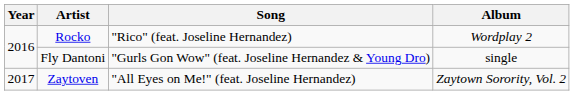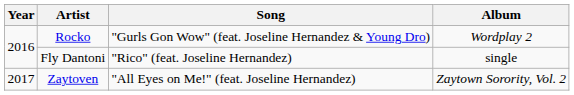(202, 36) "Rico" (feat. Joseline Hernandez) -> (271, 36) "Gurls Gon Wow" (feat. Joseline Hernandez & Young Dro)
(271, 57) "Gurls Gon Wow" (feat. Joseline Hernandez & Young Dro) -> (202, 57) "Rico" (feat. Joseline Hernandez)
